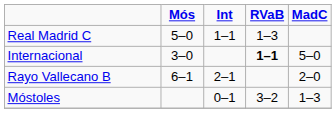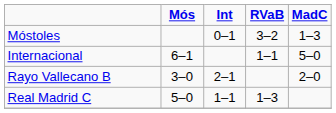rows swapped: (34, 98) <-> (49, 36)
(182, 57) 3–0 -> (182, 57) 6–1
(267, 57) bold -> (267, 57) normal
(182, 77) 6–1 -> (182, 77) 3–0
